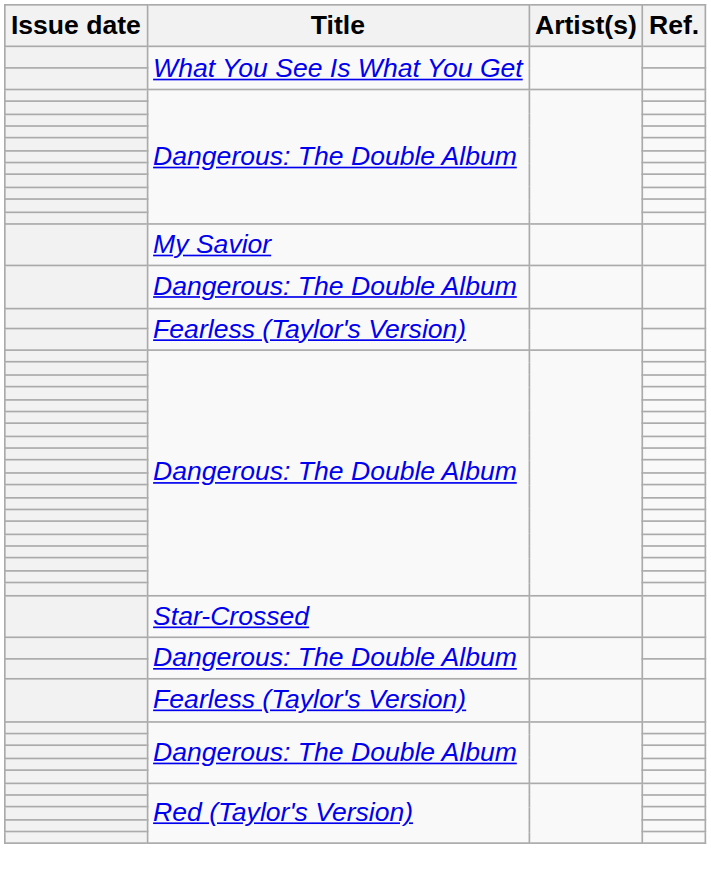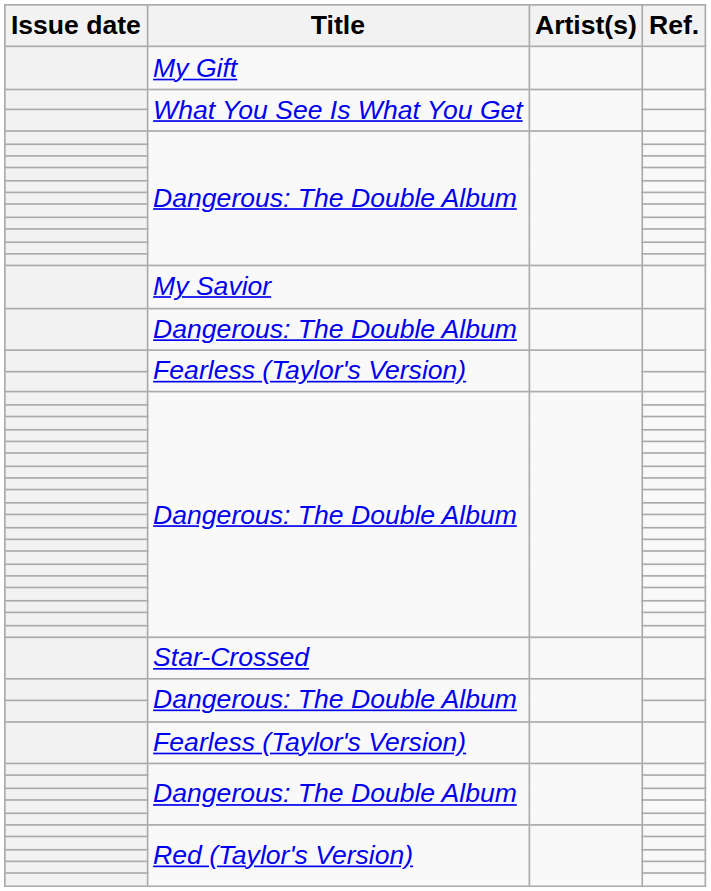+ row: (76, 68)
